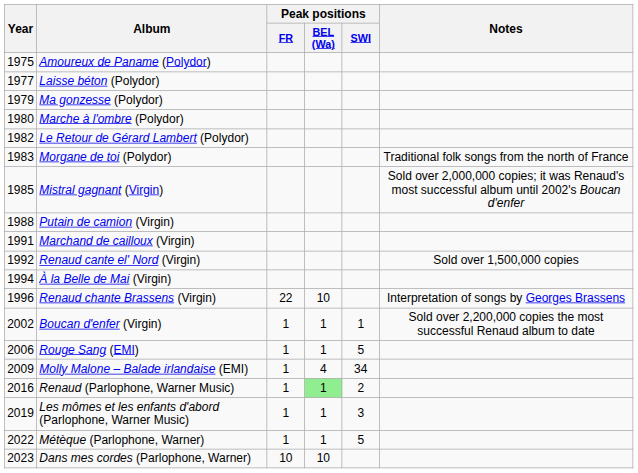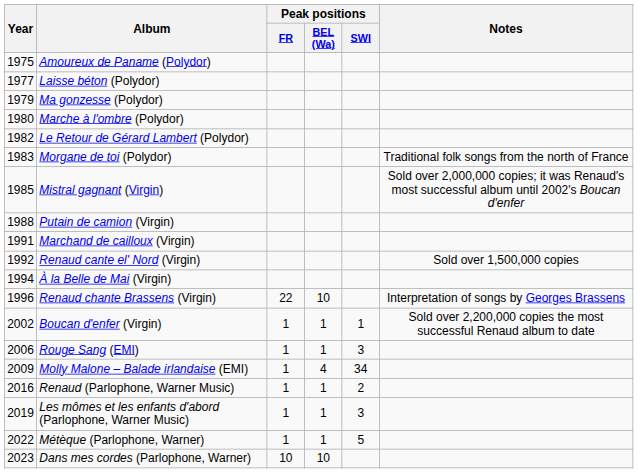(361, 350) 5 -> (361, 350) 3
(323, 388) lightgreen background -> (323, 388) no background
